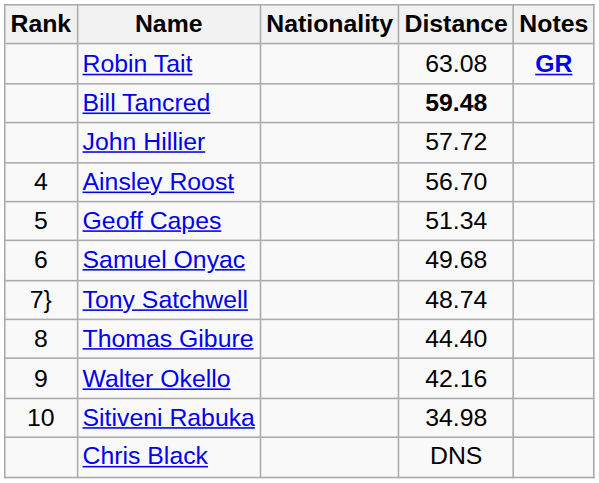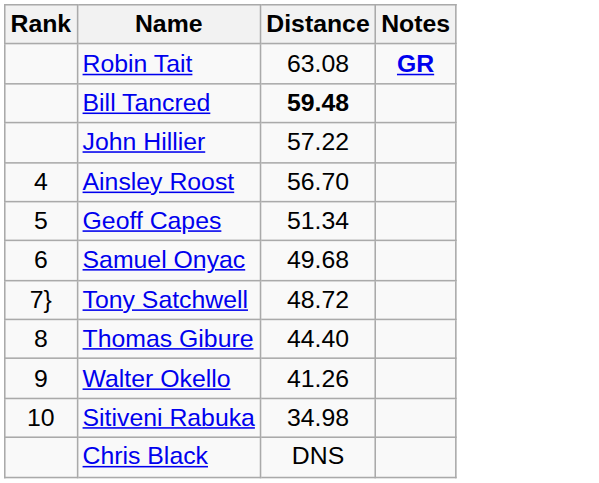- column: (330, 24)
(456, 142) 57.72 -> (318, 142) 57.22
(456, 299) 48.74 -> (318, 299) 48.72
(456, 378) 42.16 -> (318, 378) 41.26
